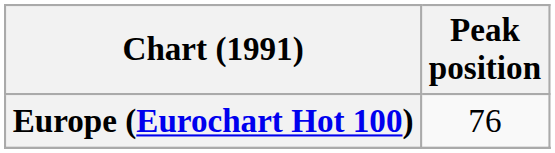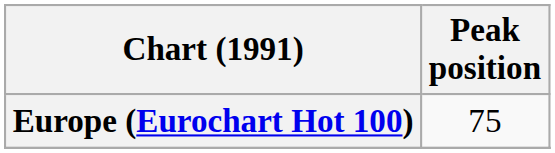(485, 120) 76 -> (485, 120) 75
